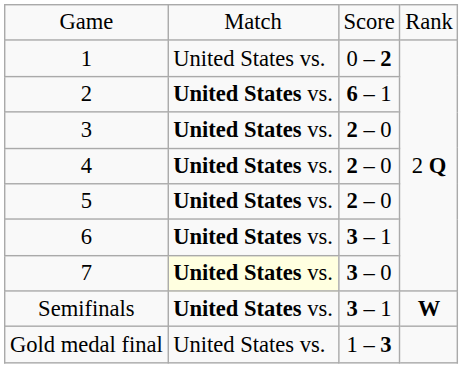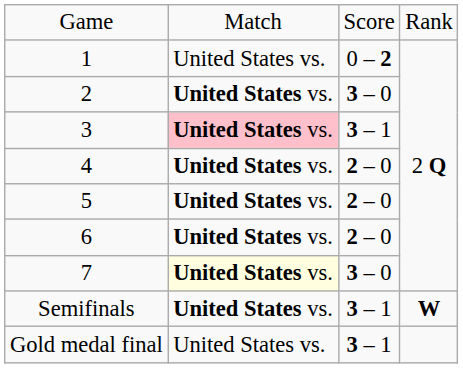(369, 93) 6 – 1 -> (369, 93) 3 – 0
(253, 129) no background -> (253, 129) pink background
(369, 129) 2 – 0 -> (369, 129) 3 – 1
(369, 237) 3 – 1 -> (369, 237) 2 – 0
(369, 344) 1 – 3 -> (369, 344) 3 – 1
